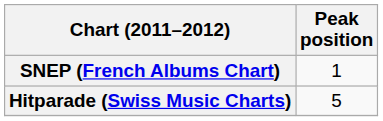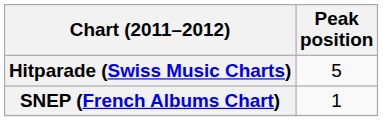rows swapped: (150, 70) <-> (150, 100)
